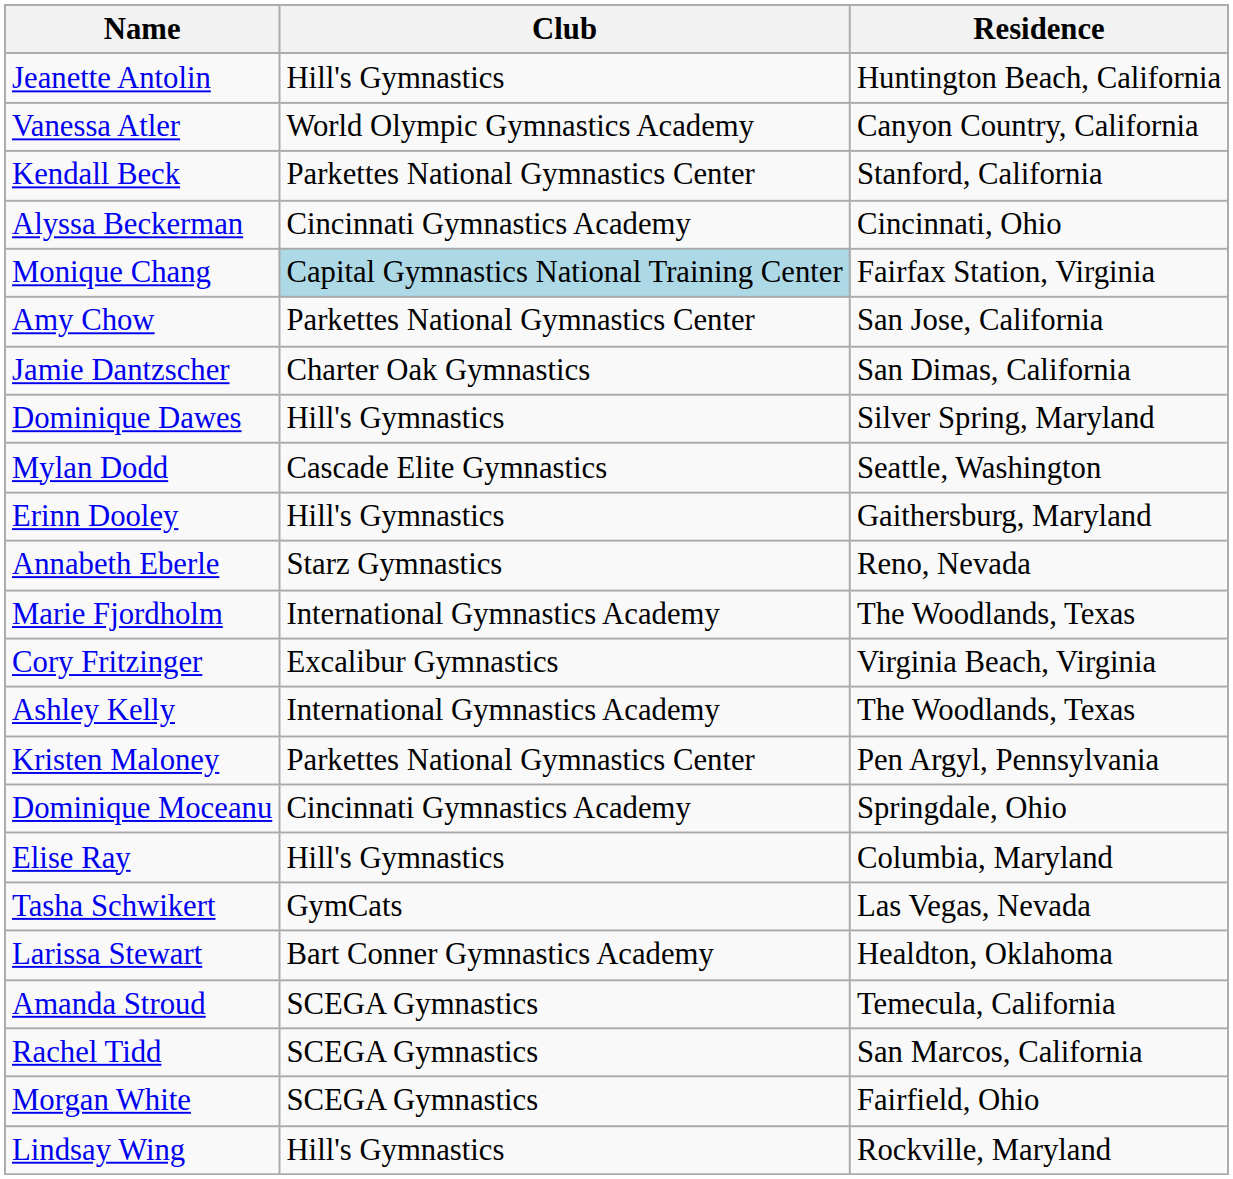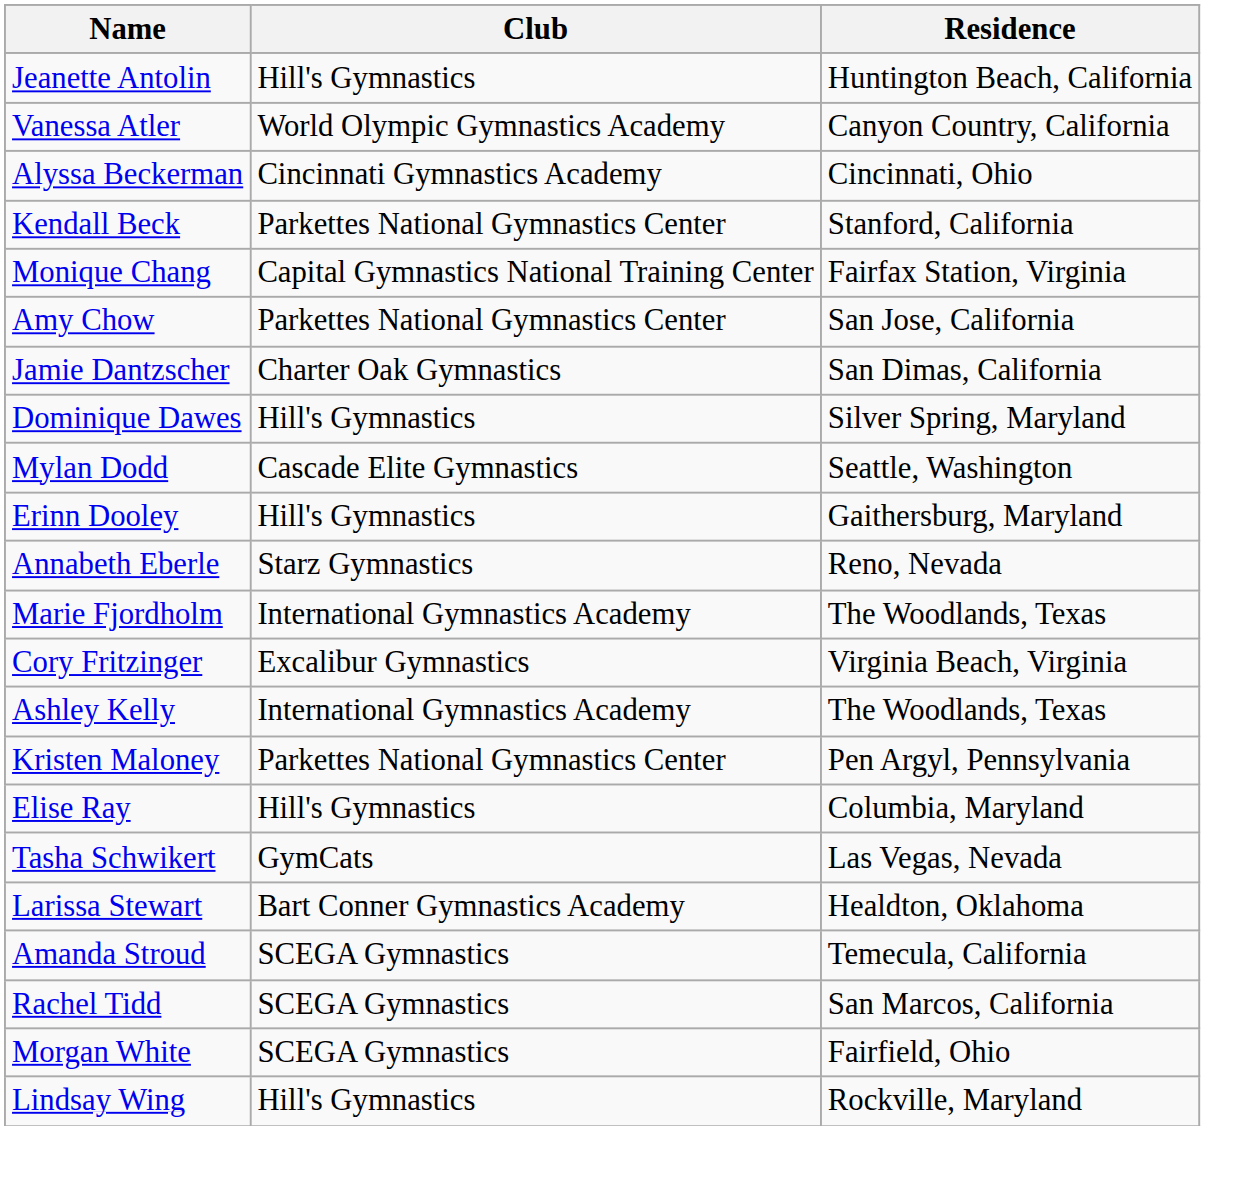rows swapped: (96, 175) <-> (128, 223)
(565, 272) lightblue background -> (536, 272) no background
- row: (142, 808)
